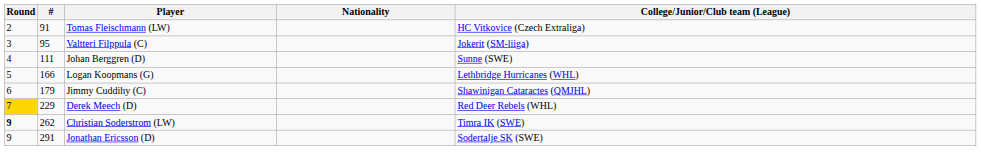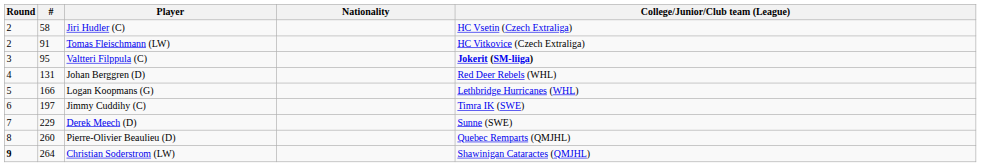+ row: (96, 28)
(493, 43) normal -> (495, 59) bold
(47, 59) 111 -> (47, 75) 131
(485, 59) Sunne (SWE) -> (507, 75) Red Deer Rebels (WHL)
(47, 91) 179 -> (47, 106) 197
(524, 91) Shawinigan Cataractes (QMJHL) -> (491, 106) Timra IK (SWE)
(9, 106) gold background -> (9, 122) no background
(507, 106) Red Deer Rebels (WHL) -> (485, 122) Sunne (SWE)
+ row: (121, 138)
(47, 122) 262 -> (47, 153) 264
(491, 122) Timra IK (SWE) -> (524, 153) Shawinigan Cataractes (QMJHL)
- row: (111, 138)
